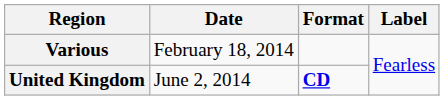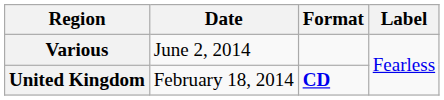(224, 49) February 18, 2014 -> (202, 49) June 2, 2014
(202, 79) June 2, 2014 -> (224, 79) February 18, 2014
